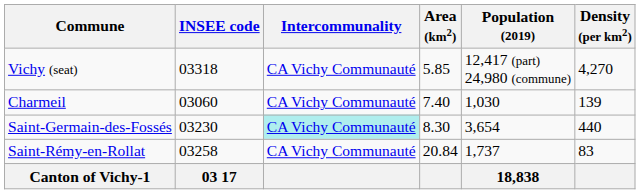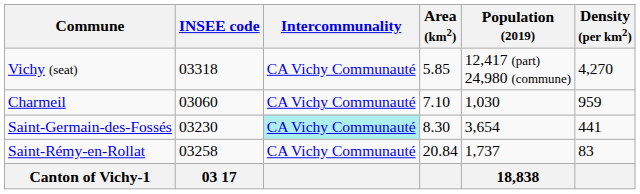(436, 102) 7.40 -> (436, 102) 7.10
(590, 102) 139 -> (590, 102) 959
(590, 126) 440 -> (590, 126) 441
